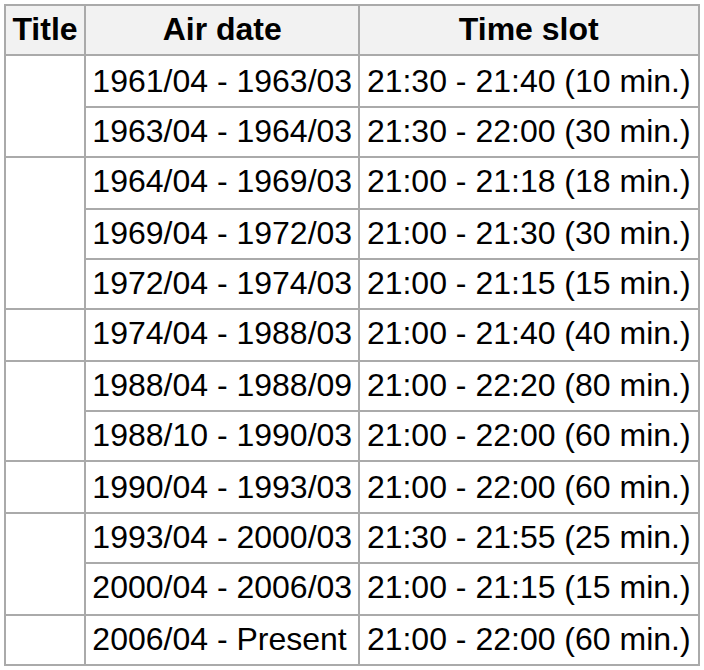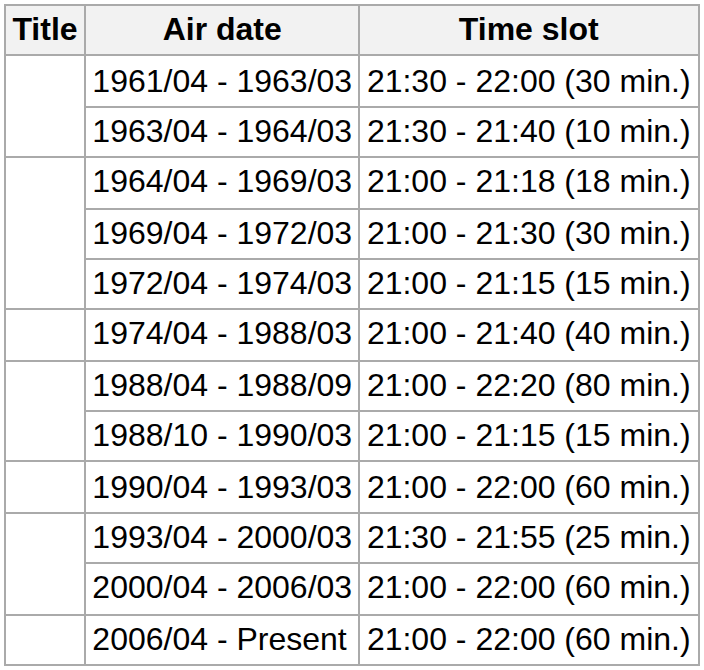(529, 80) 21:30 - 21:40 (10 min.) -> (529, 80) 21:30 - 22:00 (30 min.)
(529, 131) 21:30 - 22:00 (30 min.) -> (529, 131) 21:30 - 21:40 (10 min.)
(529, 435) 21:00 - 22:00 (60 min.) -> (529, 435) 21:00 - 21:15 (15 min.)
(529, 588) 21:00 - 21:15 (15 min.) -> (529, 588) 21:00 - 22:00 (60 min.)
